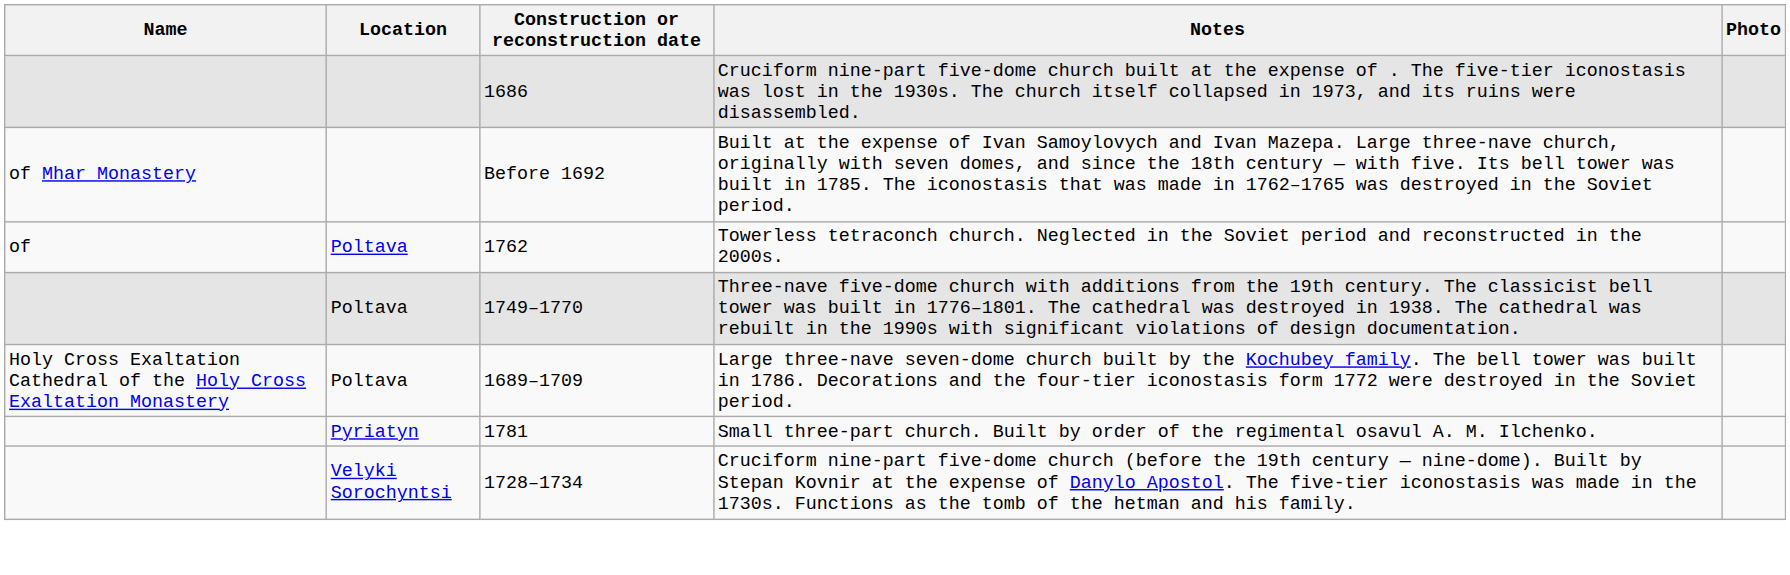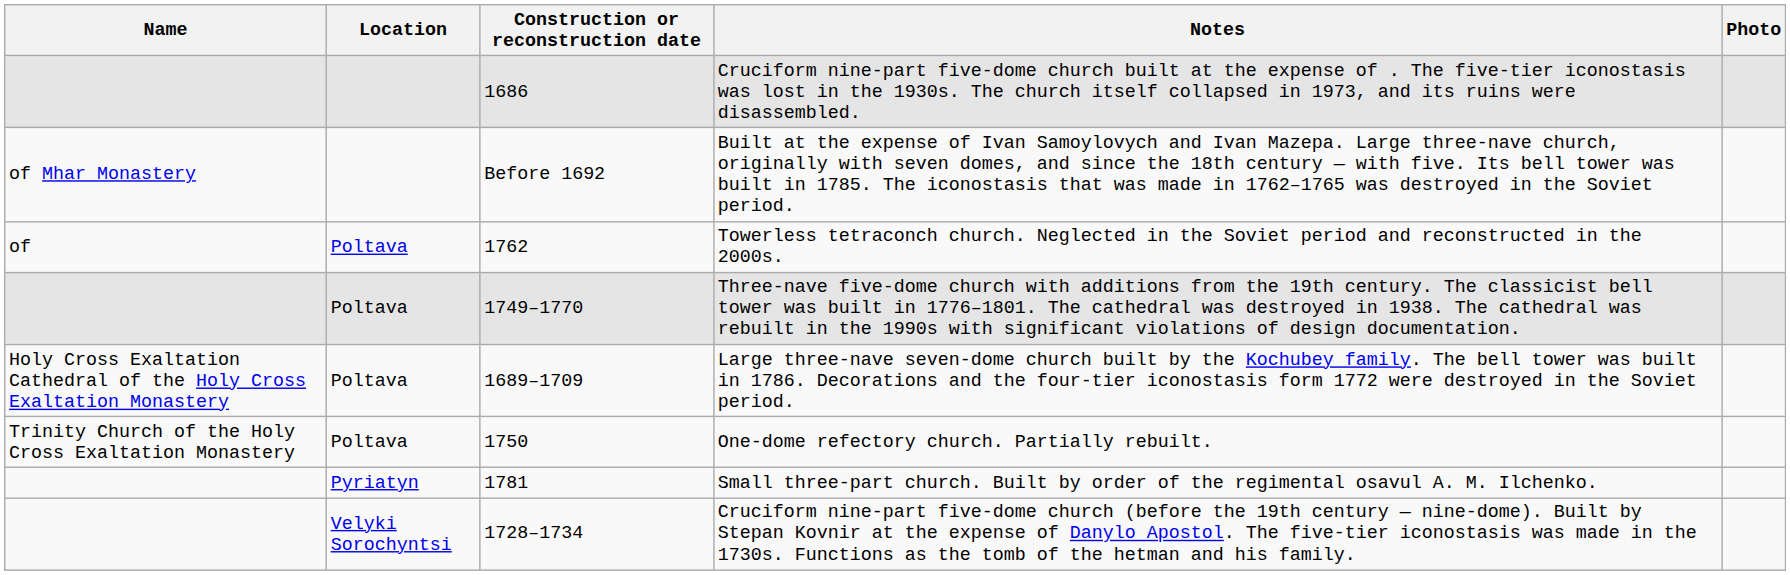+ row: (965, 442)
